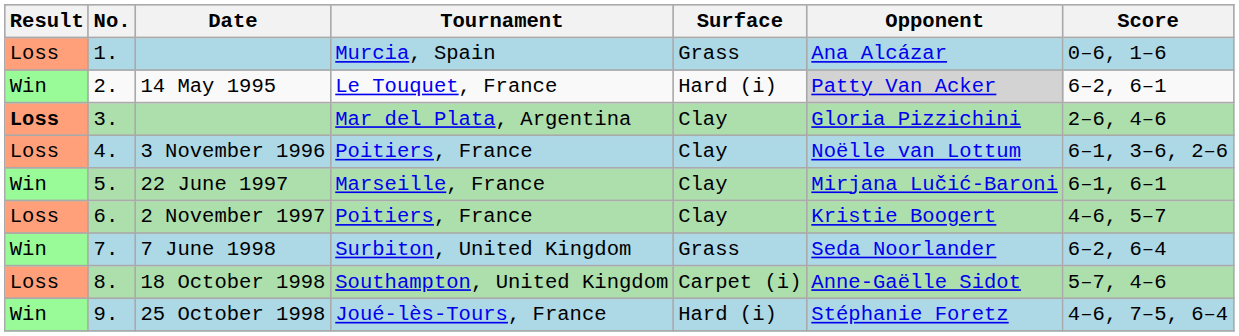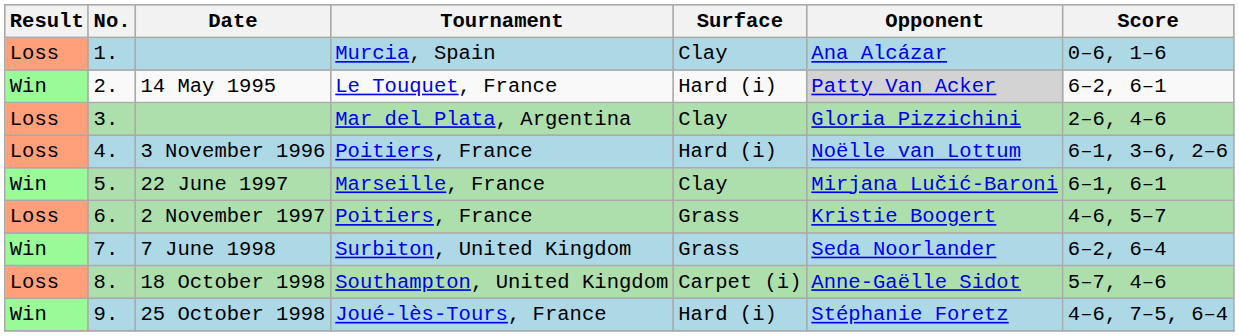(709, 53) Grass -> (703, 53) Clay
(34, 119) bold -> (34, 119) normal
(703, 151) Clay -> (728, 151) Hard (i)
(703, 217) Clay -> (709, 217) Grass
